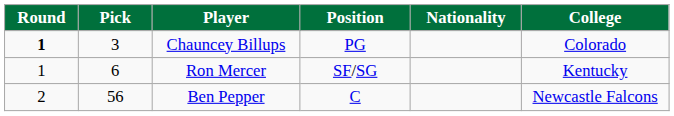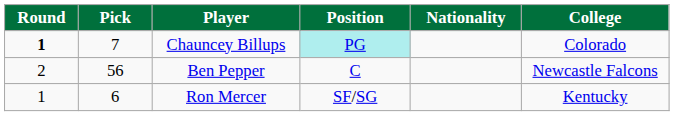(115, 44) 3 -> (115, 44) 7
(355, 44) no background -> (355, 44) paleturquoise background
rows swapped: (226, 70) <-> (226, 96)
